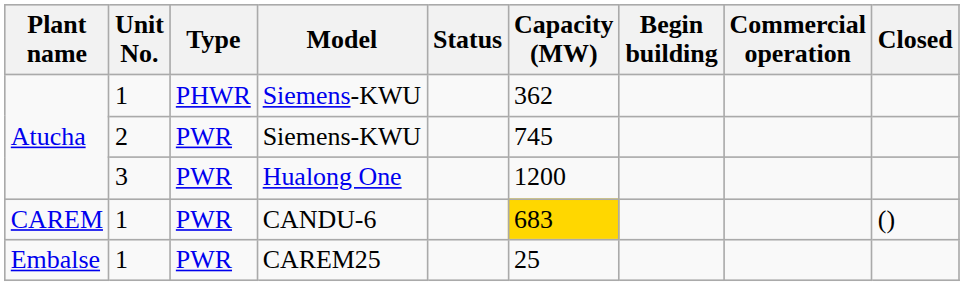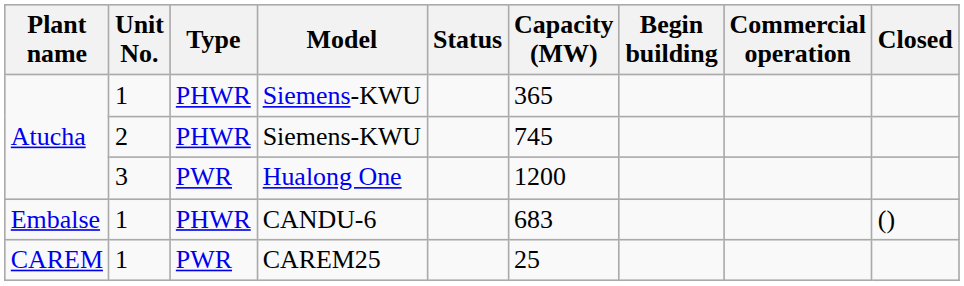(534, 95) 362 -> (534, 95) 365
(204, 136) PWR -> (213, 136) PHWR
(57, 218) CAREM -> (55, 218) Embalse
(204, 218) PWR -> (213, 218) PHWR
(534, 218) gold background -> (534, 218) no background
(55, 259) Embalse -> (57, 259) CAREM
